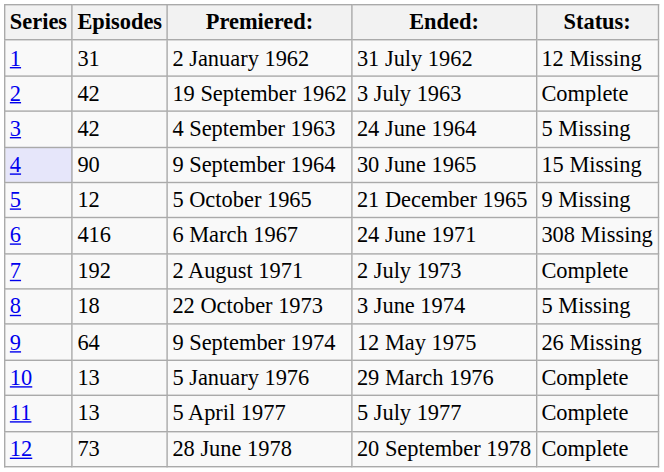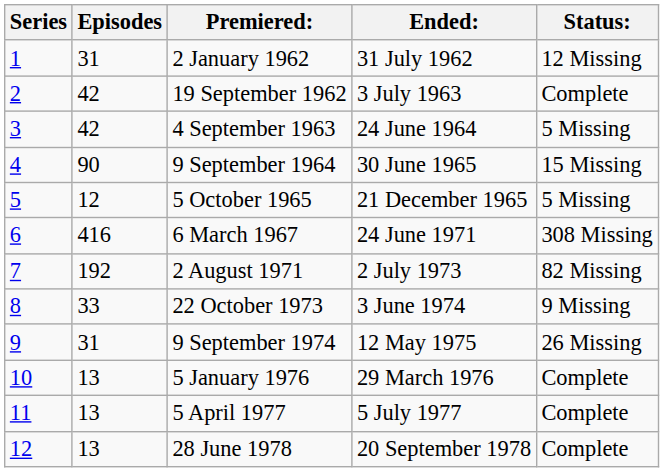(15, 164) lavender background -> (15, 164) no background
(586, 199) 9 Missing -> (586, 199) 5 Missing
(585, 270) Complete -> (592, 270) 82 Missing
(89, 306) 18 -> (89, 306) 33
(586, 306) 5 Missing -> (586, 306) 9 Missing
(89, 341) 64 -> (89, 341) 31
(89, 448) 73 -> (89, 448) 13
